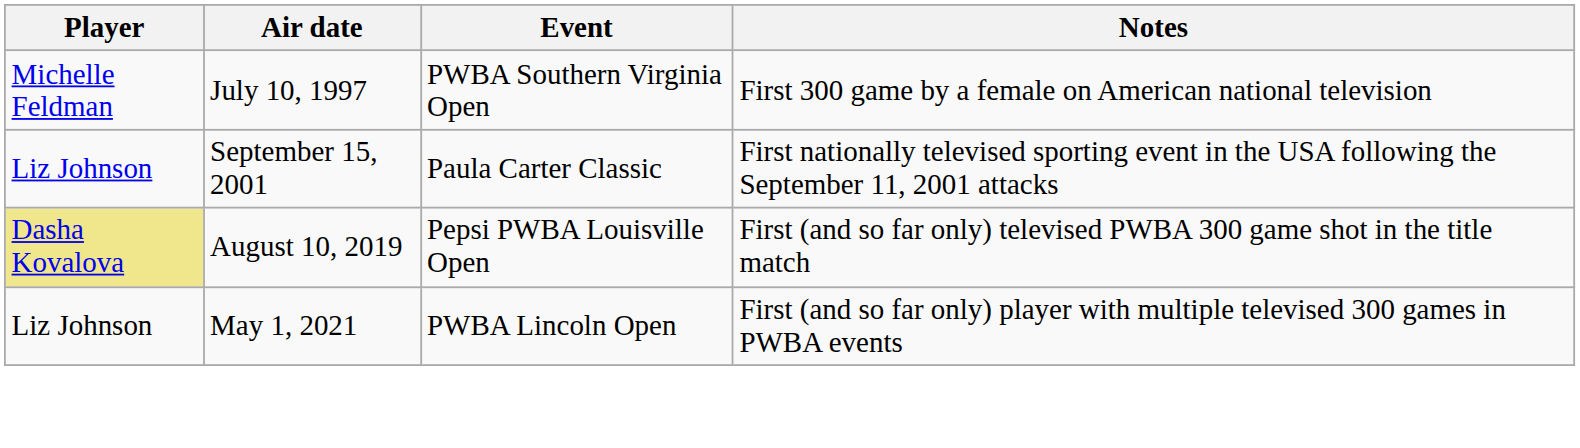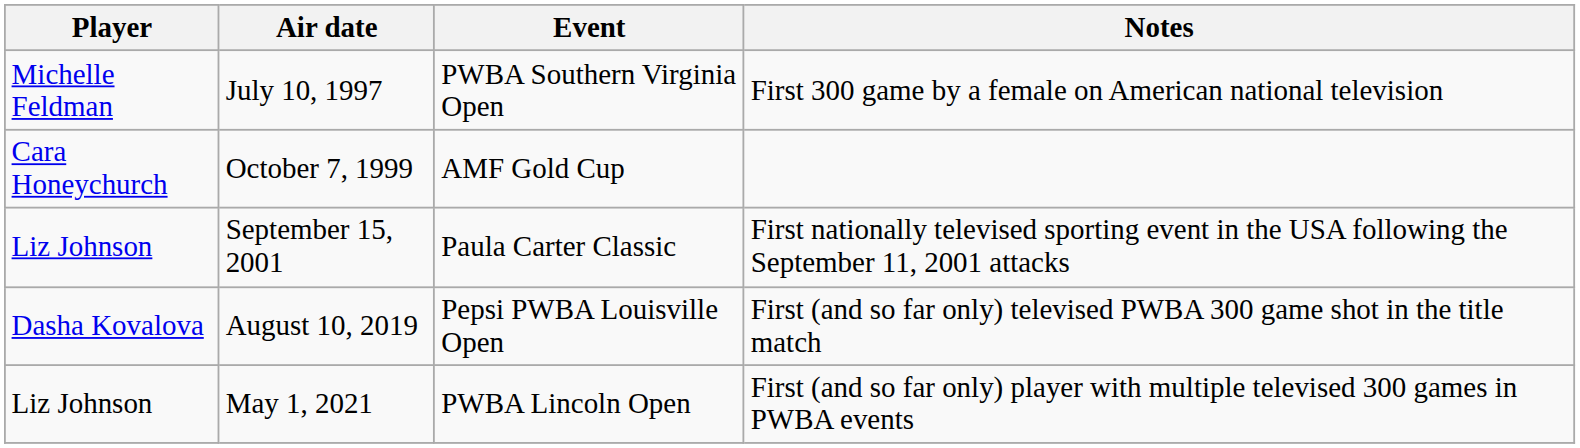+ row: (319, 168)
(68, 246) khaki background -> (108, 325) no background
